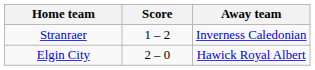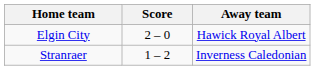rows swapped: (63, 55) <-> (63, 34)
